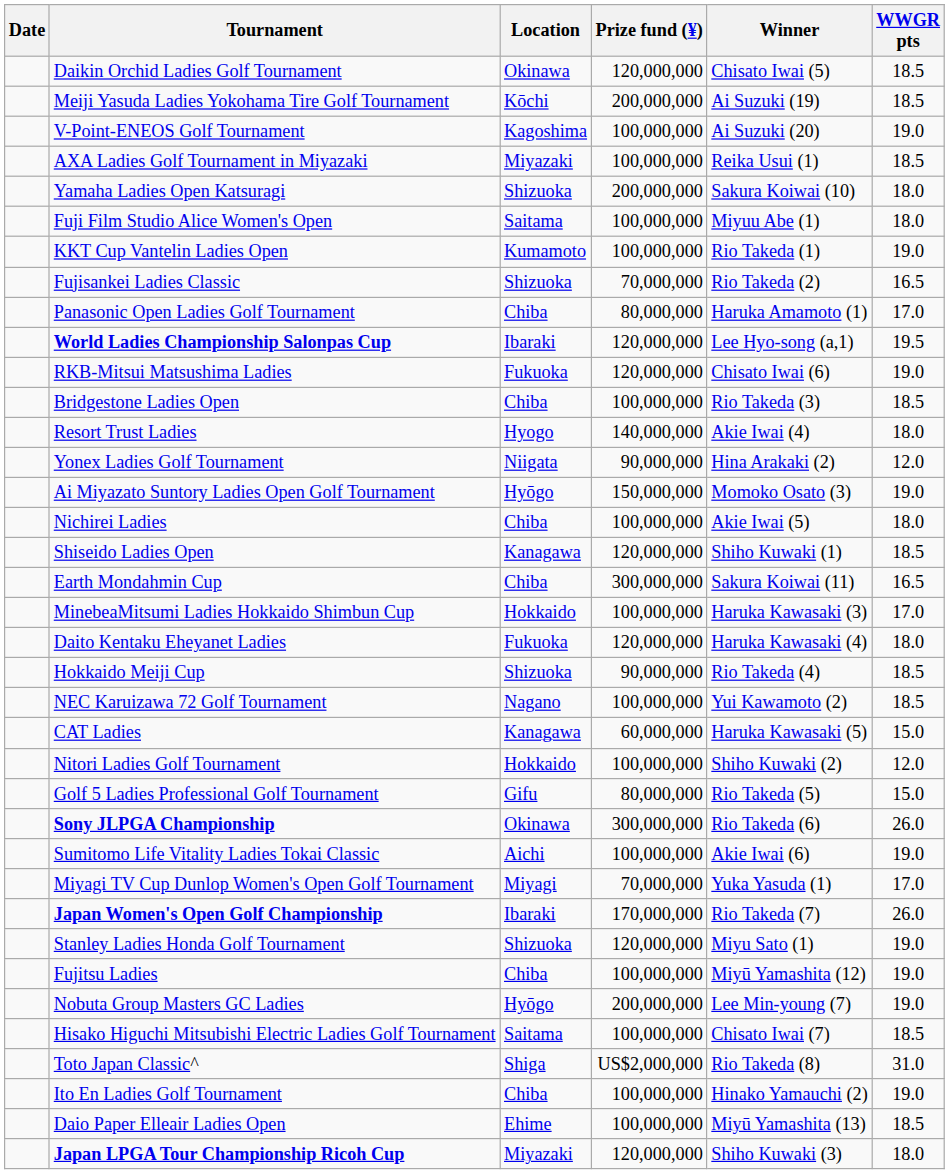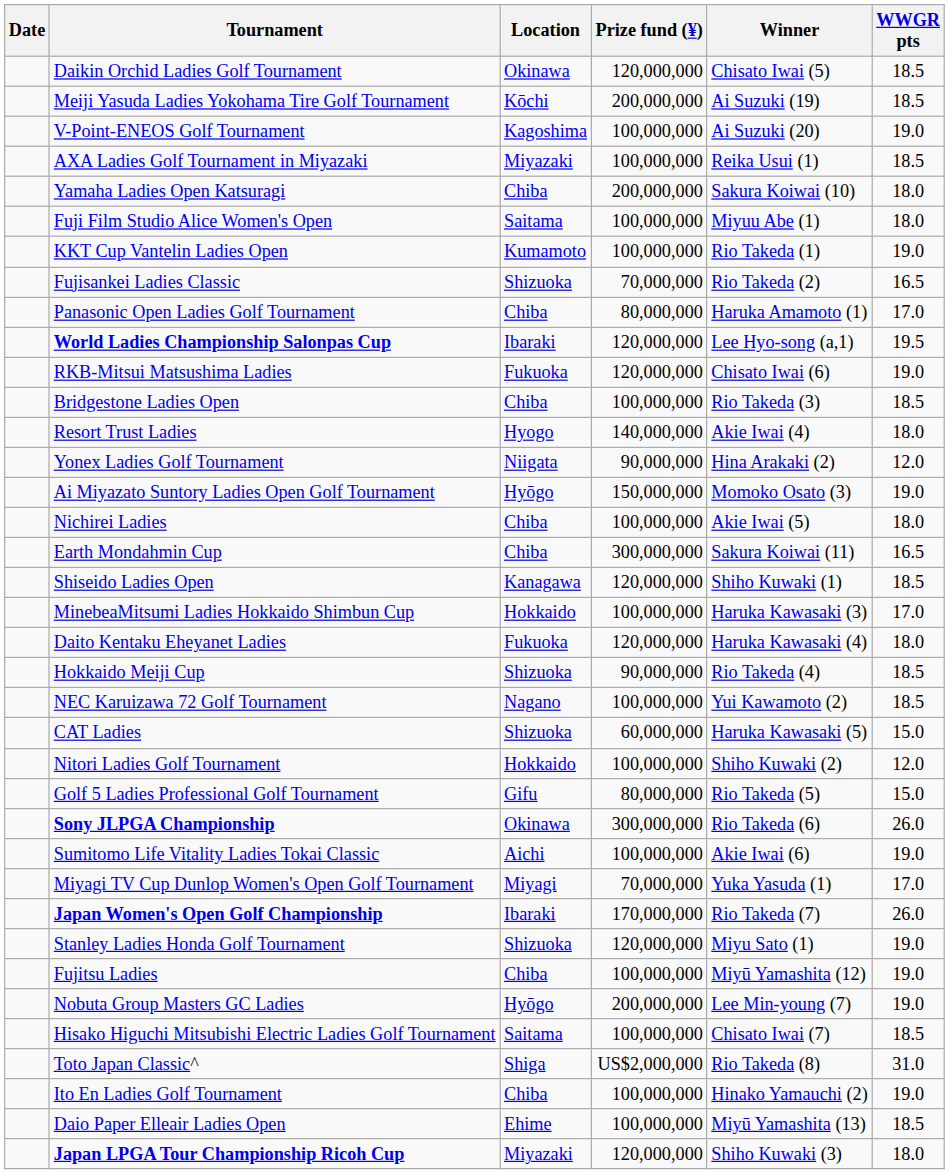(538, 191) Shizuoka -> (526, 191) Chiba
rows swapped: (138, 582) <-> (134, 552)
(542, 733) Kanagawa -> (538, 733) Shizuoka
